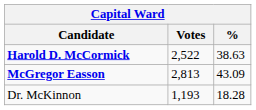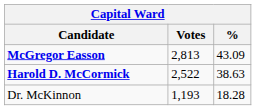rows swapped: (56, 74) <-> (68, 54)
